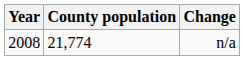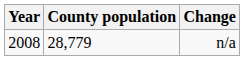(70, 42) 21,774 -> (70, 42) 28,779
